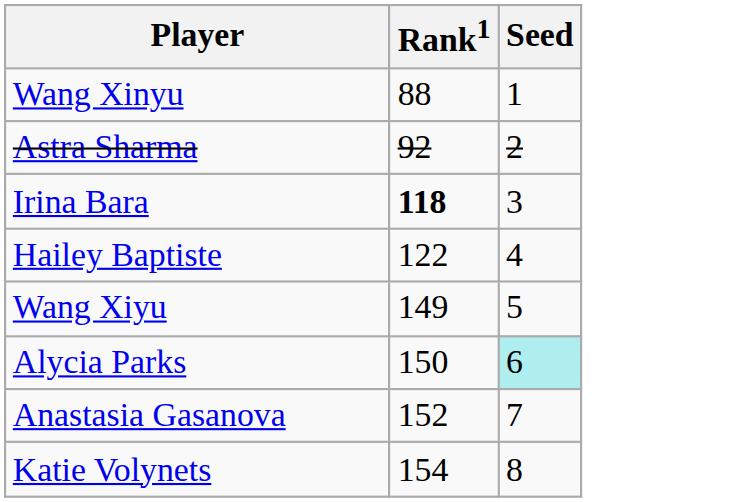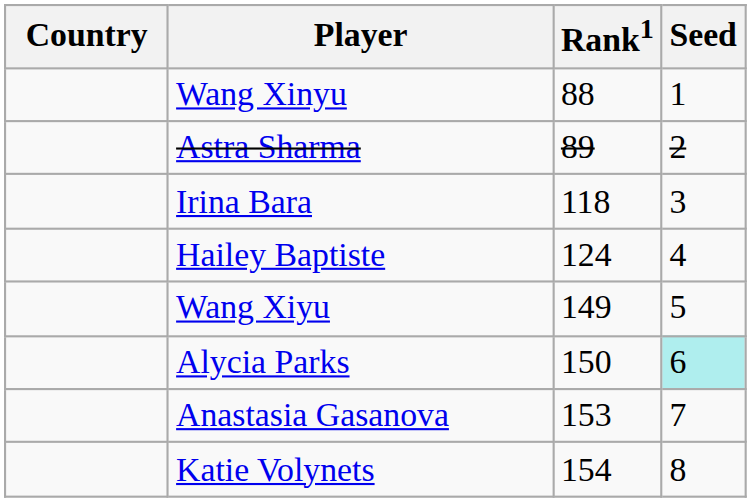+ column: (87, 35)
(415, 147) 92 -> (578, 147) 89
(422, 201) bold -> (586, 201) normal
(423, 254) 122 -> (586, 254) 124
(423, 415) 152 -> (586, 415) 153
